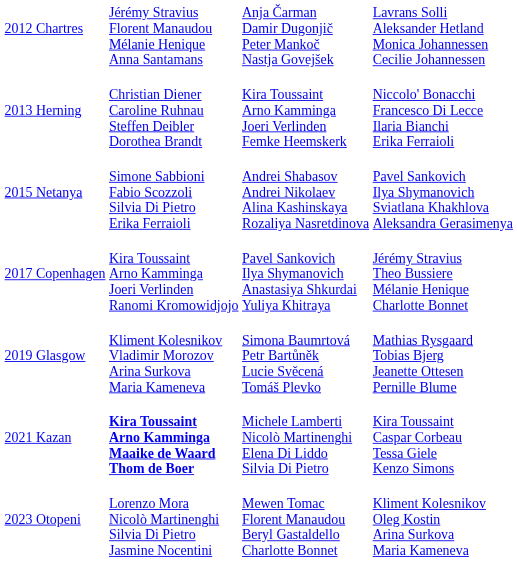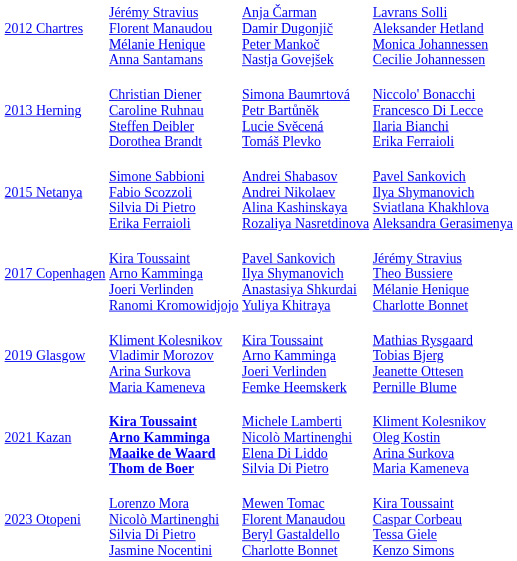(294, 118) Kira Toussaint Arno Kamminga Joeri Verlinden Femke Heemskerk -> (296, 118) Simona Baumrtová Petr Bartůněk Lucie Svěcená Tomáš Plevko
(296, 363) Simona Baumrtová Petr Bartůněk Lucie Svěcená Tomáš Plevko -> (294, 363) Kira Toussaint Arno Kamminga Joeri Verlinden Femke Heemskerk
(417, 445) Kira Toussaint Caspar Corbeau Tessa Giele Kenzo Simons -> (429, 445) Kliment Kolesnikov Oleg Kostin Arina Surkova Maria Kameneva
(429, 527) Kliment Kolesnikov Oleg Kostin Arina Surkova Maria Kameneva -> (417, 527) Kira Toussaint Caspar Corbeau Tessa Giele Kenzo Simons
